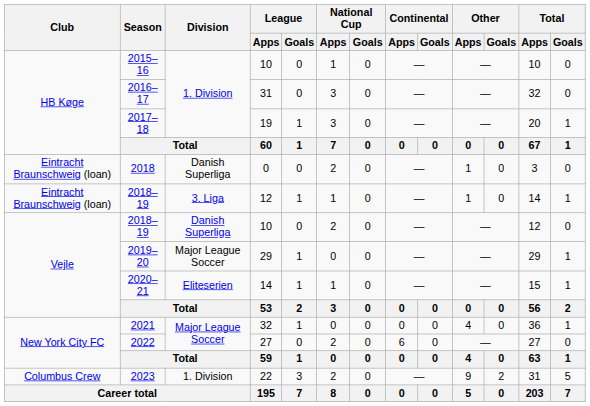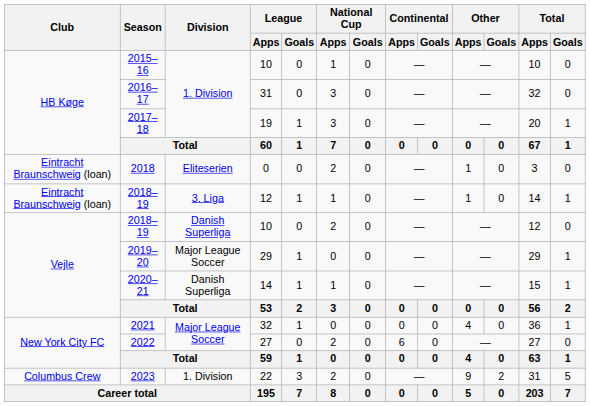(208, 169) Danish Superliga -> (208, 169) Eliteserien
(208, 285) Eliteserien -> (208, 285) Danish Superliga
